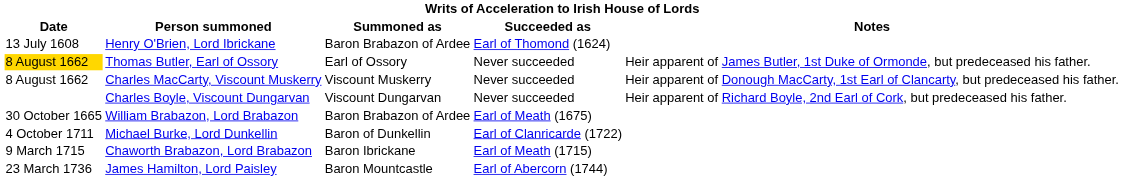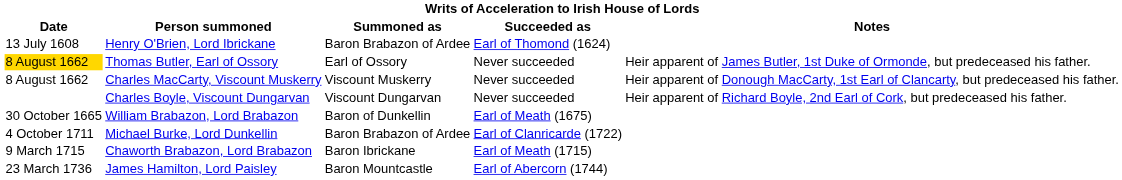(398, 115) Baron Brabazon of Ardee -> (378, 115) Baron of Dunkellin
(378, 133) Baron of Dunkellin -> (398, 133) Baron Brabazon of Ardee
